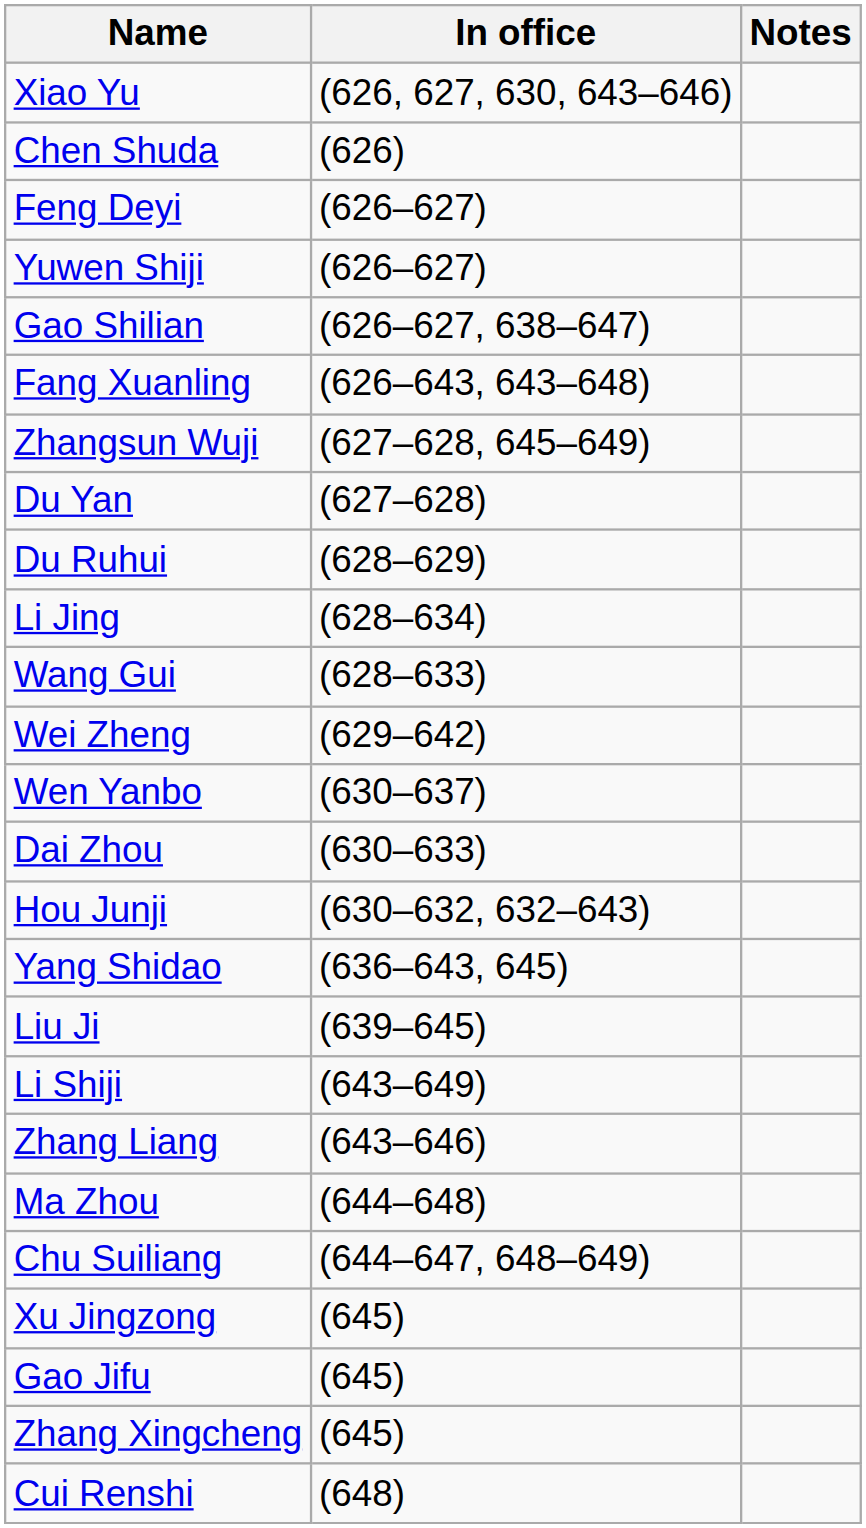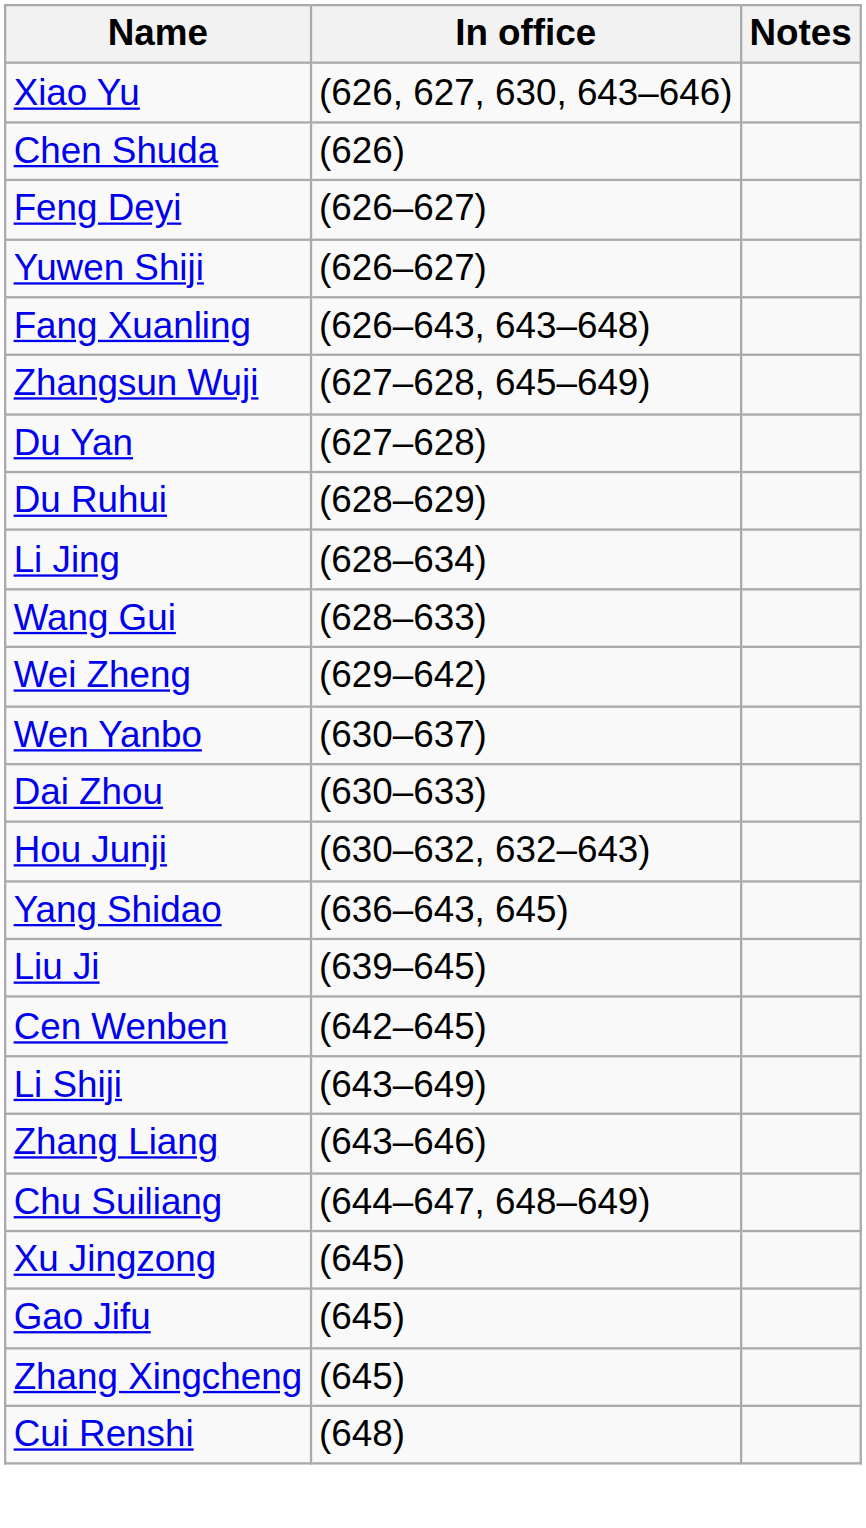- row: (109, 325)
+ row: (121, 1025)
- row: (86, 1200)
